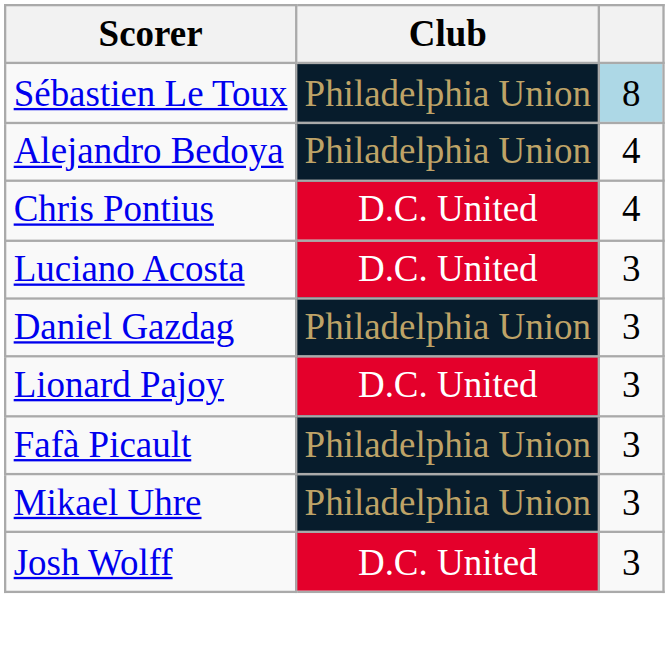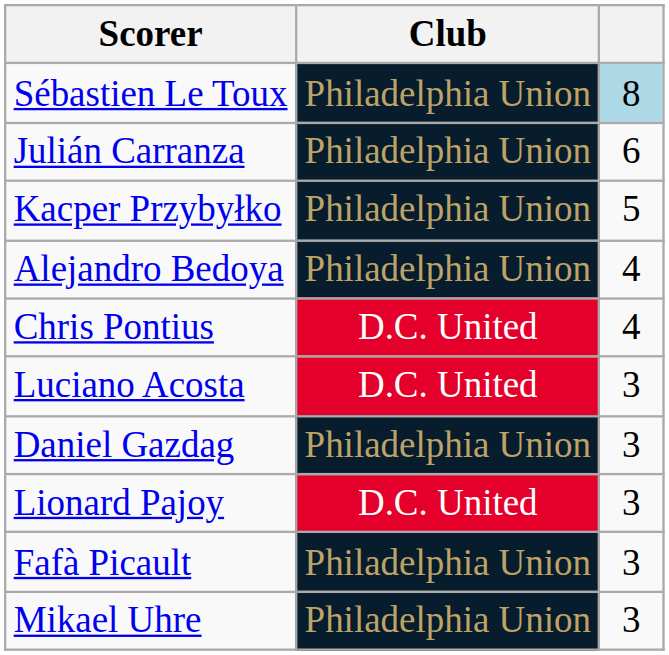+ row: (129, 151)
+ row: (148, 209)
- row: (93, 561)
